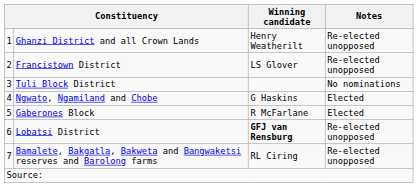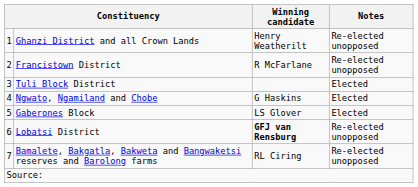(274, 65) LS Glover -> (283, 65) R McFarlane
(364, 84) No nominations -> (350, 84) Elected
(279, 113) R McFarlane -> (278, 113) LS Glover
